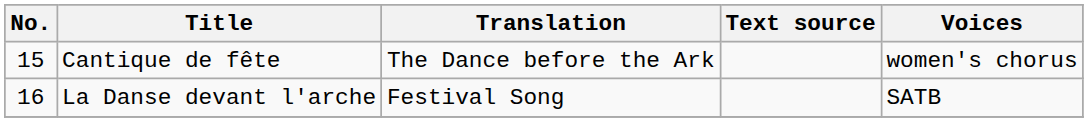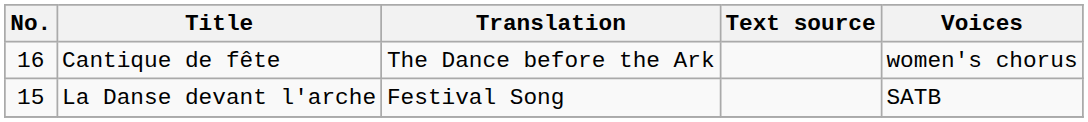(31, 60) 15 -> (31, 60) 16
(31, 98) 16 -> (31, 98) 15
